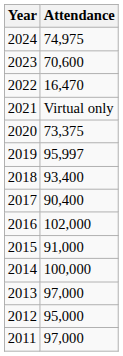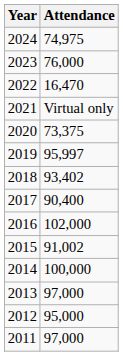(64, 62) 70,600 -> (64, 62) 76,000
(64, 177) 93,400 -> (64, 177) 93,402
(64, 246) 91,000 -> (64, 246) 91,002
